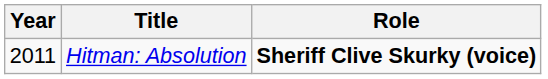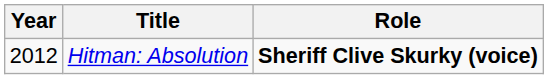(33, 55) 2011 -> (34, 55) 2012
